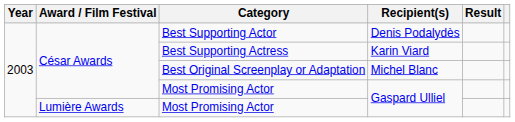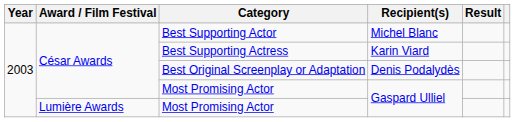(415, 32) Denis Podalydès -> (404, 32) Michel Blanc
(404, 70) Michel Blanc -> (415, 70) Denis Podalydès
